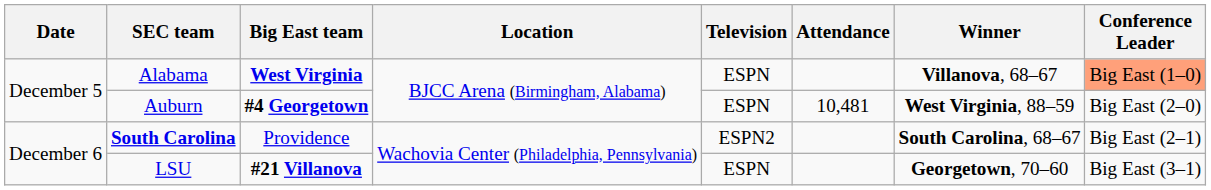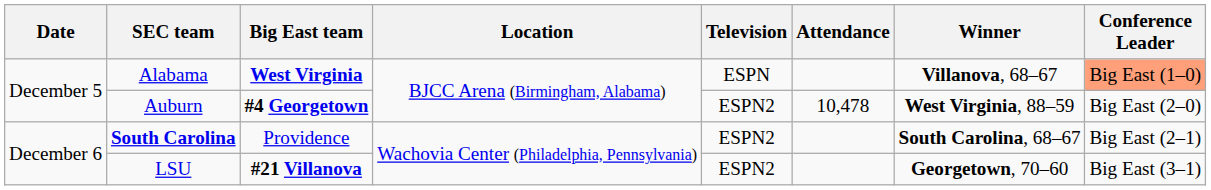(747, 106) ESPN -> (747, 106) ESPN2
(843, 106) 10,481 -> (843, 106) 10,478
(747, 169) ESPN -> (747, 169) ESPN2
